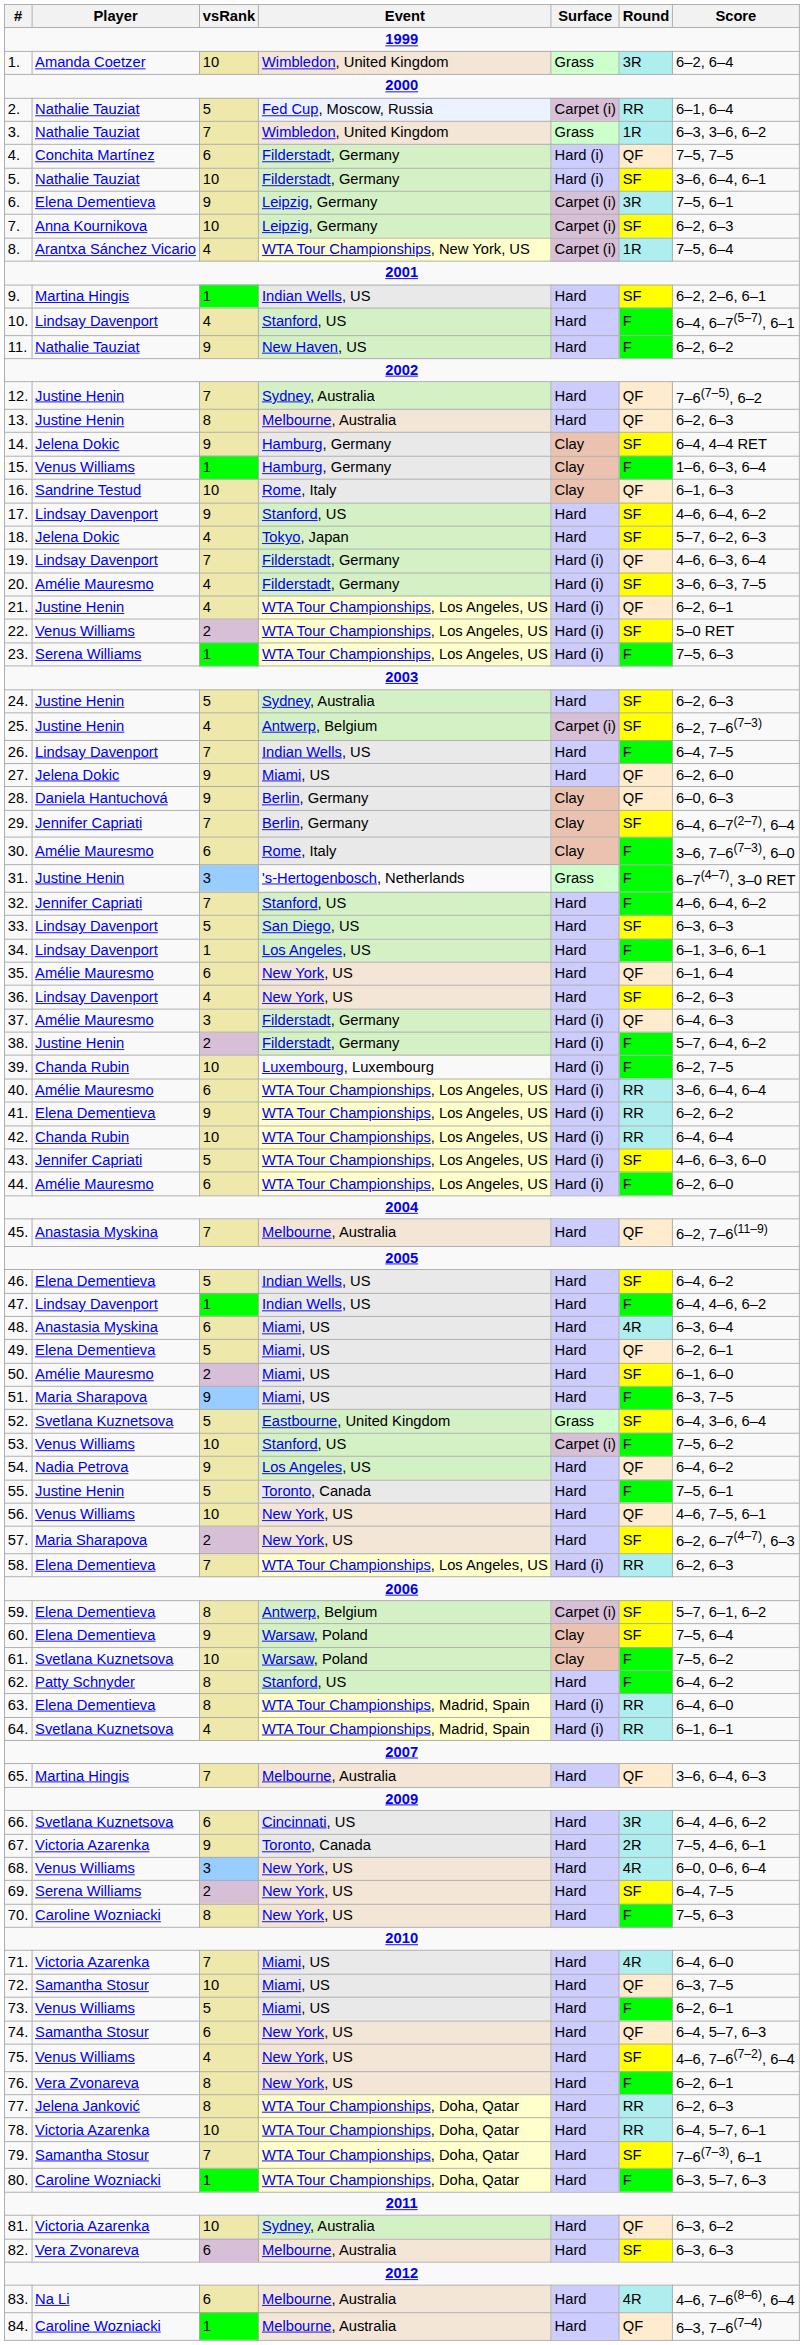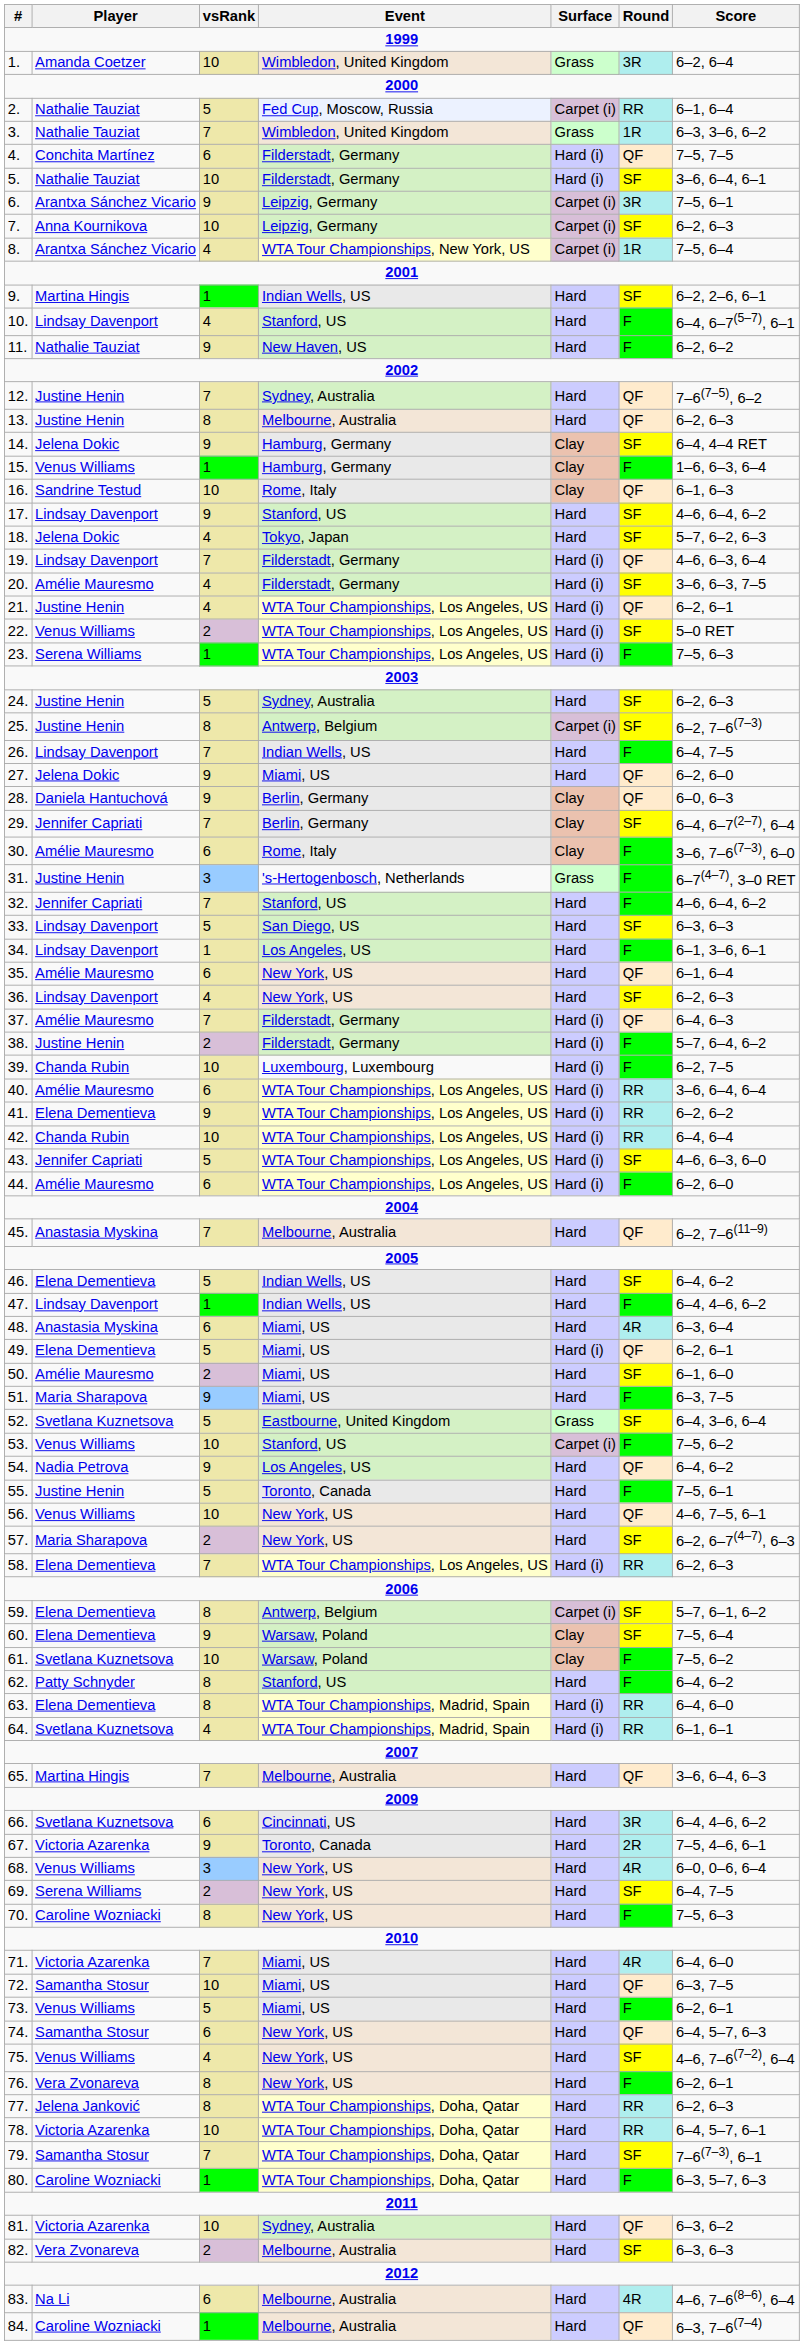(95, 202) Elena Dementieva -> (116, 202) Arantxa Sánchez Vicario
(207, 726) 4 -> (207, 726) 8
(207, 1020) 3 -> (207, 1020) 7
(571, 1351) Hard -> (579, 1351) Hard (i)
(207, 2250) 6 -> (207, 2250) 2
